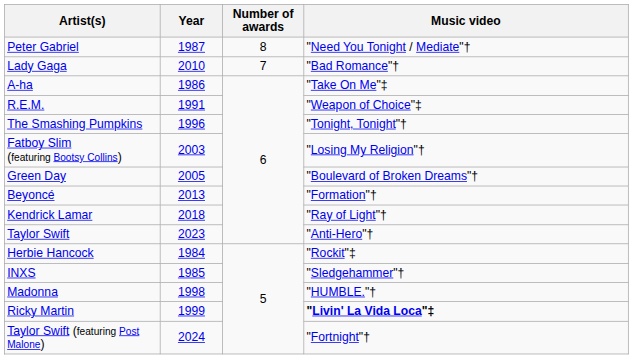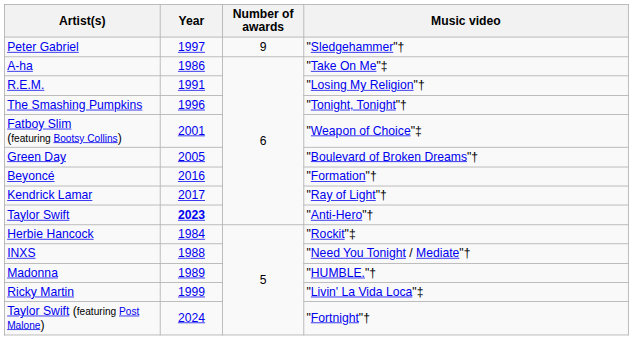(191, 47) 1987 -> (191, 47) 1997
(263, 47) 8 -> (263, 47) 9
(388, 47) "Need You Tonight / Mediate"† -> (355, 47) "Sledgehammer"†
- row: (37, 66)
(364, 104) "Weapon of Choice"‡ -> (366, 85) "Losing My Religion"†
(191, 150) 2003 -> (191, 131) 2001
(366, 150) "Losing My Religion"† -> (364, 131) "Weapon of Choice"‡
(191, 195) 2013 -> (191, 176) 2016
(191, 215) 2018 -> (191, 195) 2017
(191, 234) normal -> (191, 215) bold
(191, 272) 1985 -> (191, 253) 1988
(355, 272) "Sledgehammer"† -> (388, 253) "Need You Tonight / Mediate"†
(191, 292) 1998 -> (191, 272) 1989
(370, 311) bold -> (365, 292) normal
